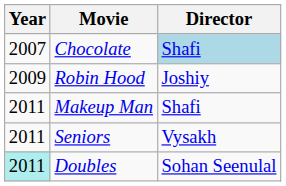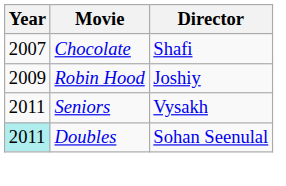(181, 48) lightblue background -> (173, 48) no background
- row: (104, 107)
